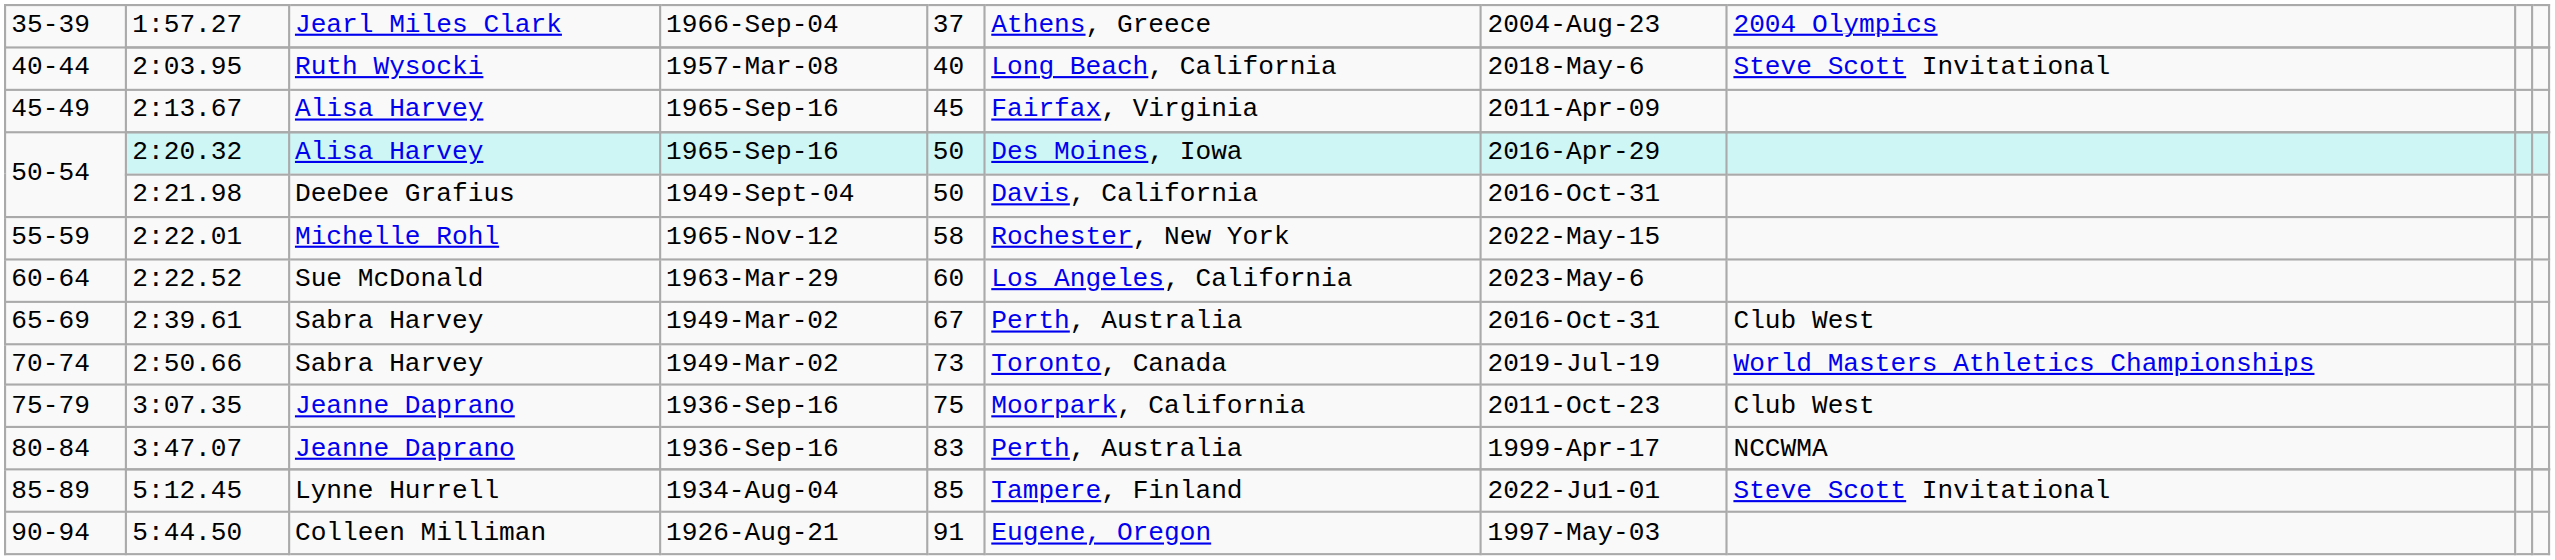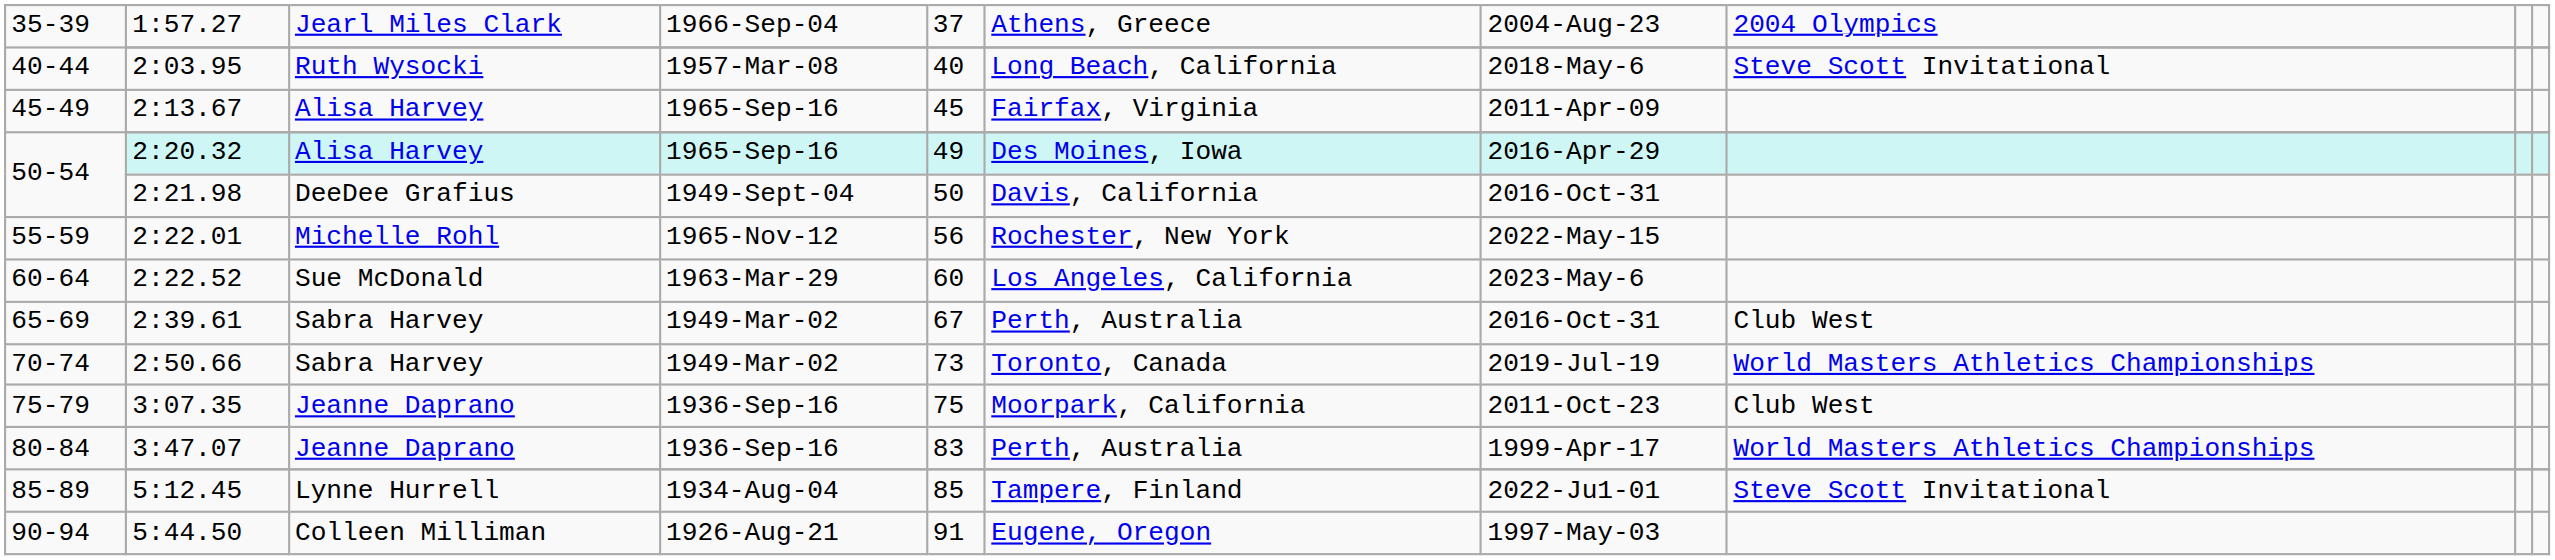(949, 153) 50 -> (949, 153) 49
(949, 238) 58 -> (949, 238) 56
(1781, 449) NCCWMA -> (2024, 449) World Masters Athletics Championships
